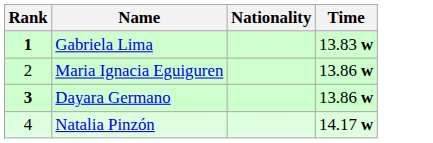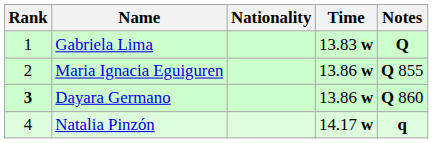+ column: (402, 17)
(28, 44) bold -> (28, 44) normal
